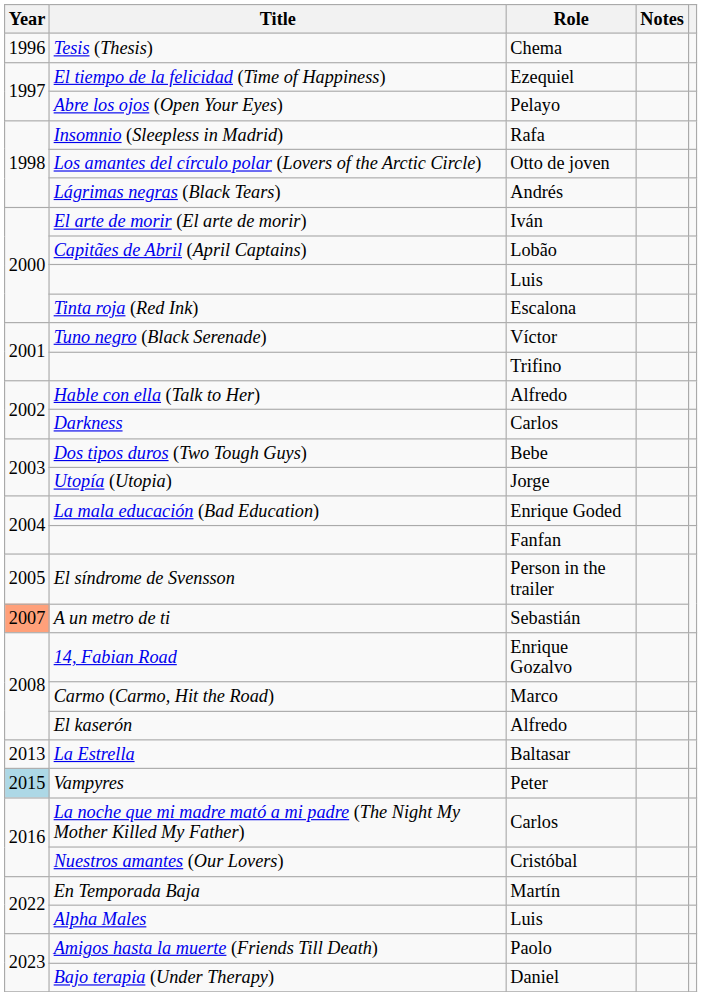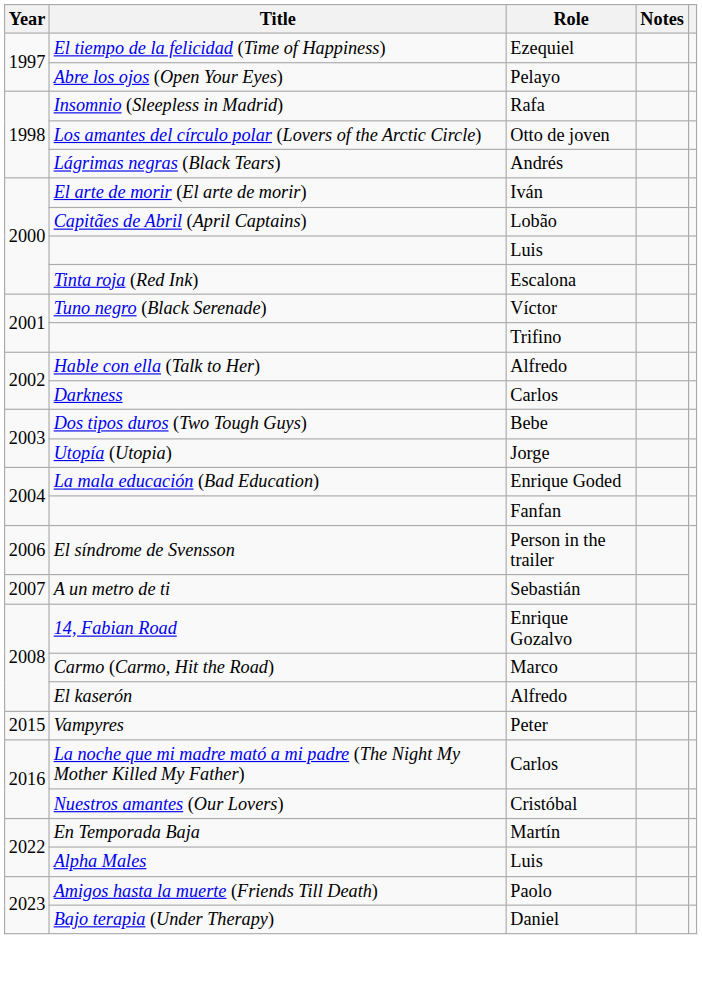- row: (103, 47)
(27, 578) 2005 -> (27, 549) 2006
(27, 618) lightsalmon background -> (27, 589) no background
- row: (94, 754)
(27, 783) lightblue background -> (27, 725) no background
